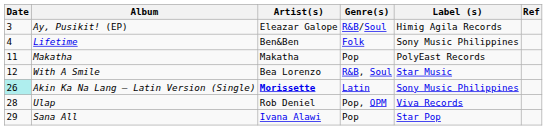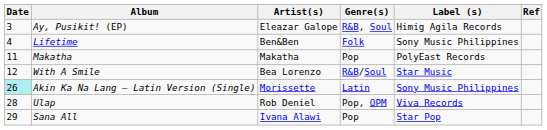(364, 27) R&B/Soul -> (367, 27) R&B, Soul
(367, 72) R&B, Soul -> (364, 72) R&B/Soul
(288, 87) bold -> (288, 87) normal
